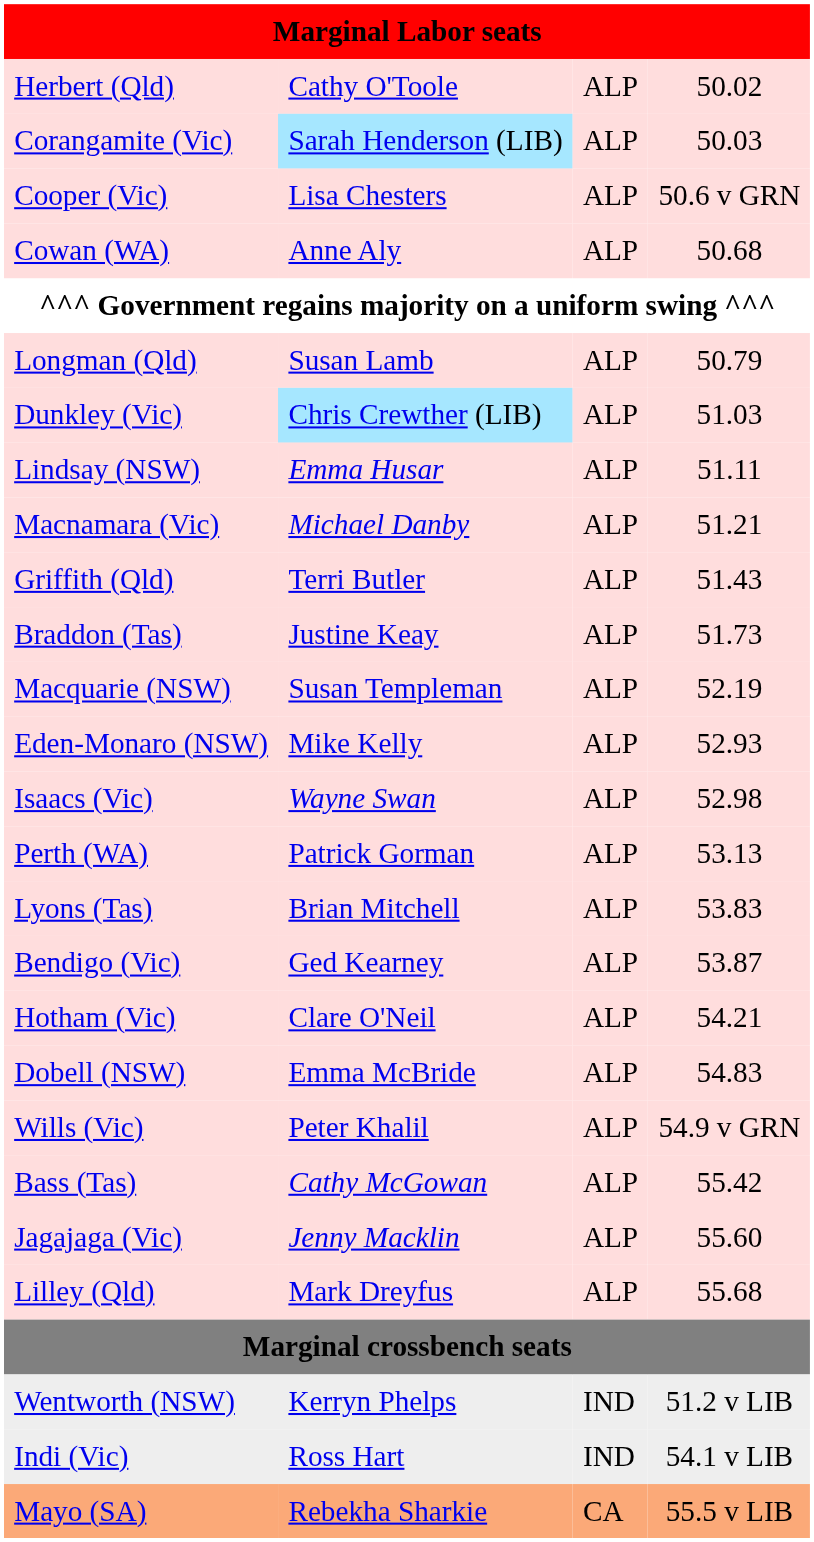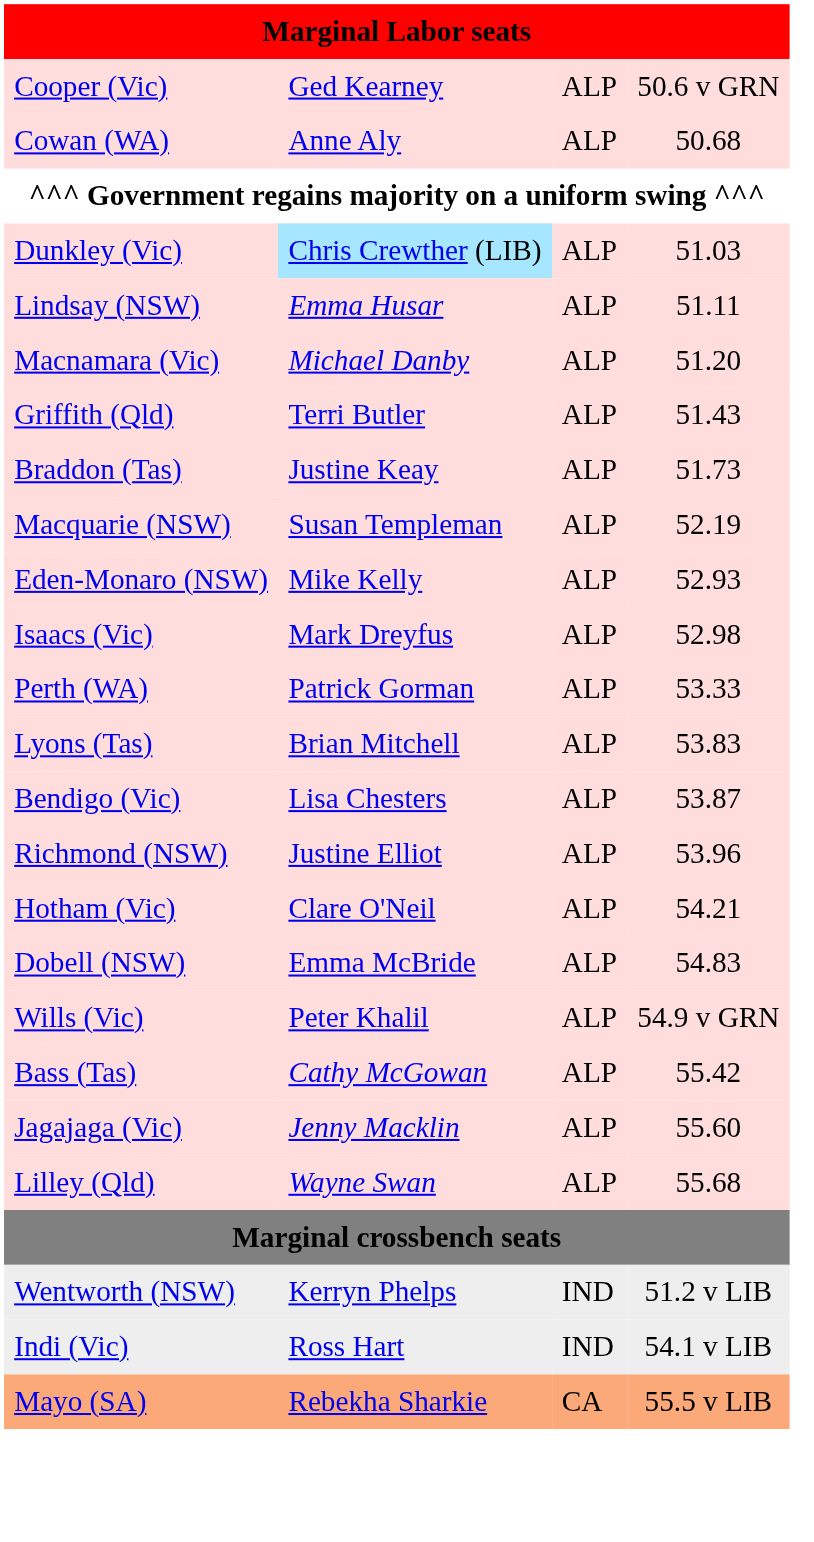- row: (94, 85)
- row: (123, 140)
(367, 194) Lisa Chesters -> (366, 85) Ged Kearney
- row: (105, 359)
(729, 523) 51.21 -> (708, 359) 51.20
(362, 797) Wayne Swan -> (371, 633) Mark Dreyfus
(729, 852) 53.13 -> (708, 688) 53.33
(366, 962) Ged Kearney -> (367, 797) Lisa Chesters
+ row: (121, 852)
(371, 1291) Mark Dreyfus -> (362, 1181) Wayne Swan
